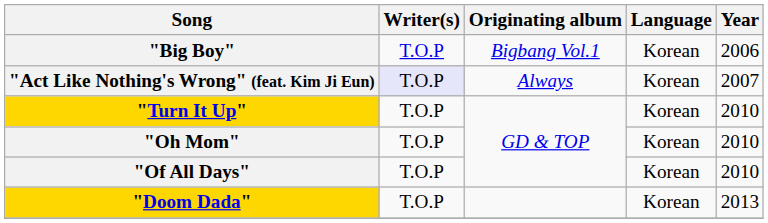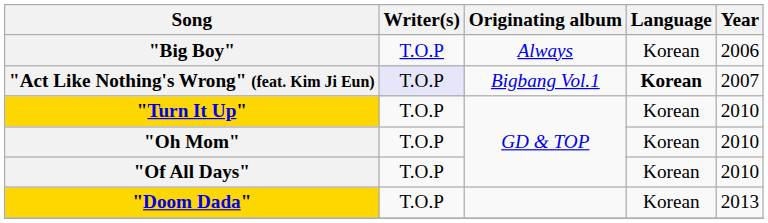(545, 50) Bigbang Vol.1 -> (545, 50) Always
(545, 80) Always -> (545, 80) Bigbang Vol.1
(671, 80) normal -> (671, 80) bold
